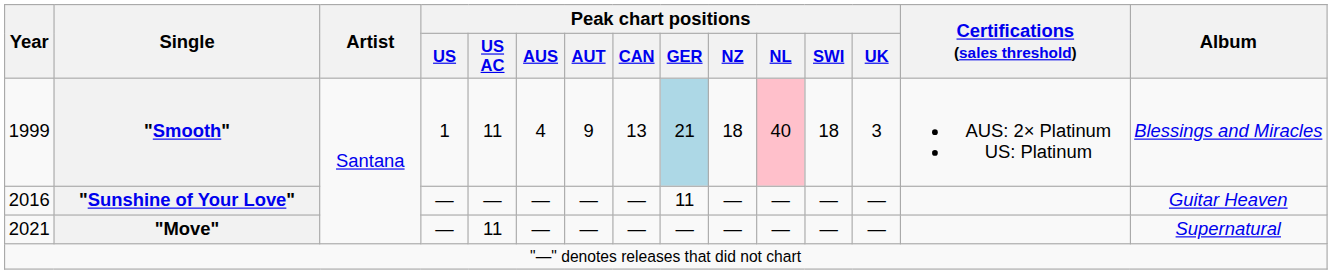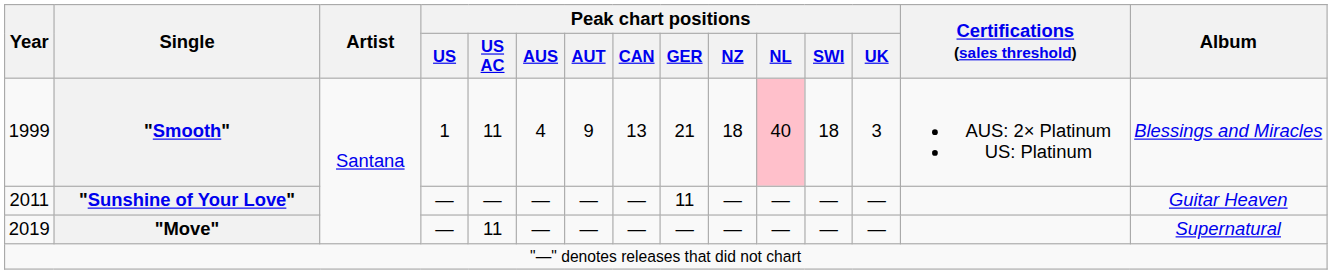(685, 131) lightblue background -> (685, 131) no background
(29, 200) 2016 -> (29, 200) 2011
(29, 229) 2021 -> (29, 229) 2019
